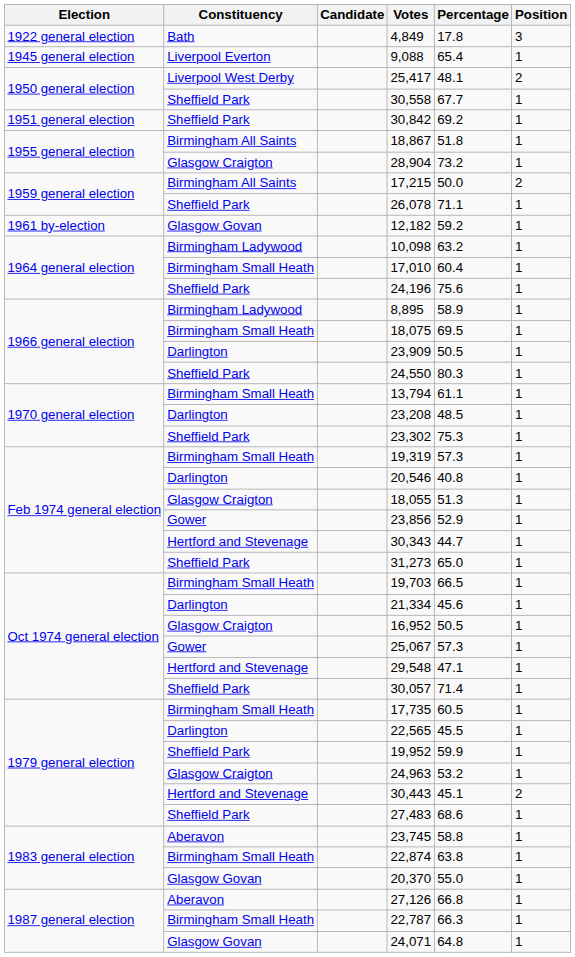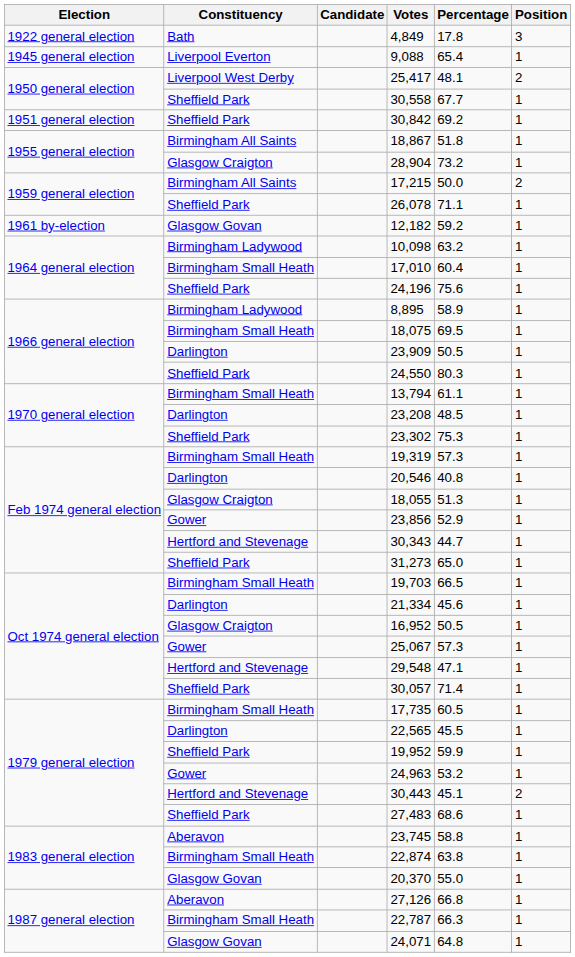(220, 773) Glasgow Craigton -> (187, 773) Gower
